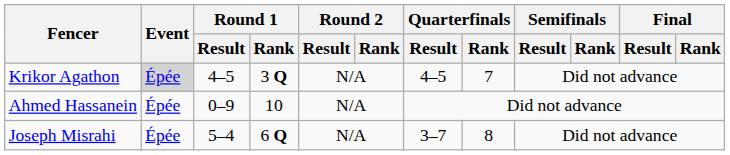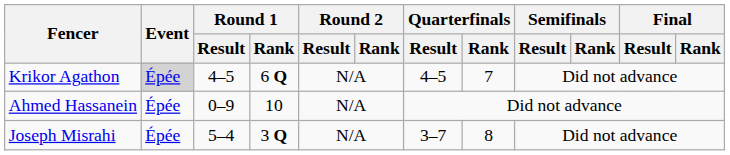(274, 77) 3 Q -> (274, 77) 6 Q
(274, 135) 6 Q -> (274, 135) 3 Q
